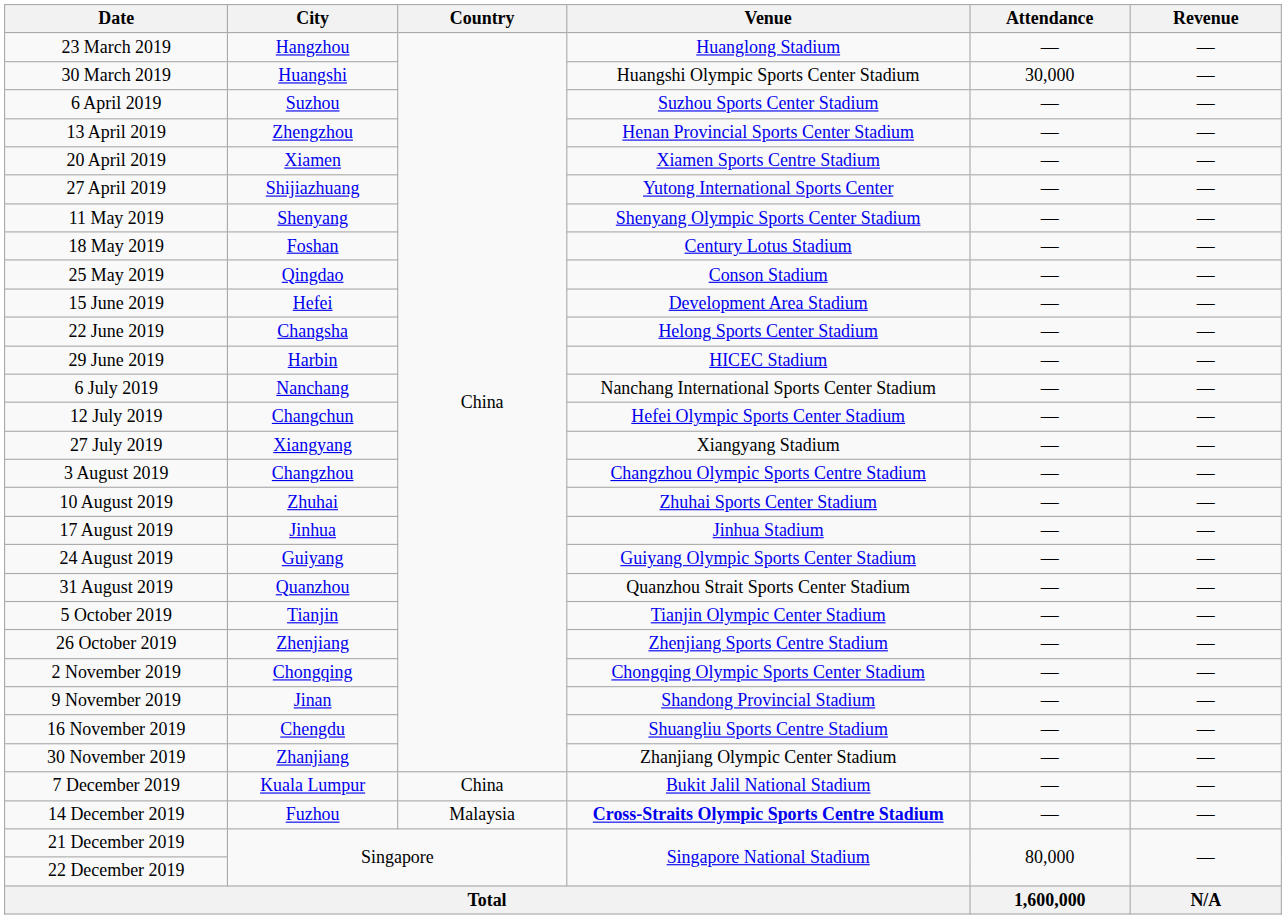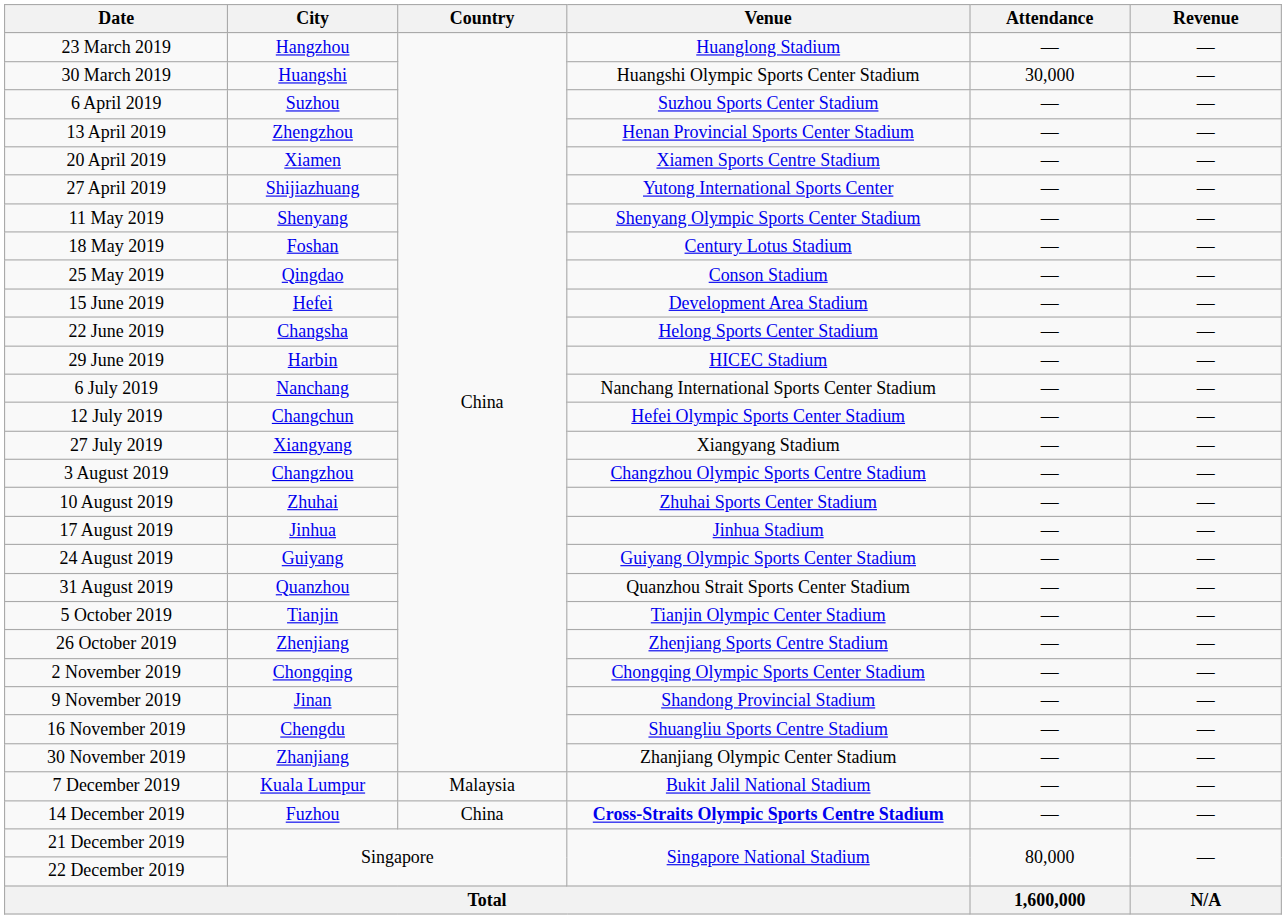(482, 786) China -> (482, 786) Malaysia
(482, 814) Malaysia -> (482, 814) China
